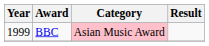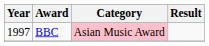(19, 31) 1999 -> (19, 31) 1997
